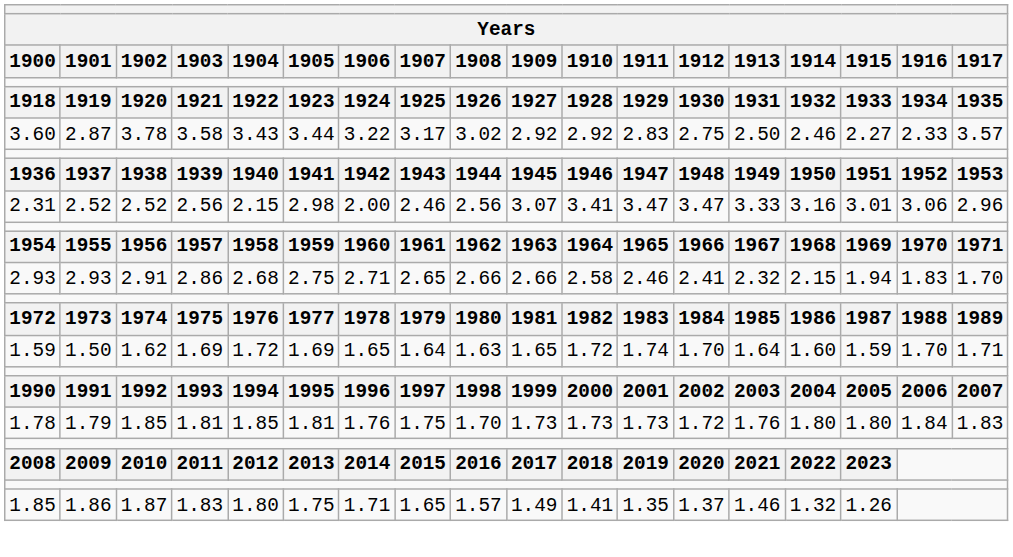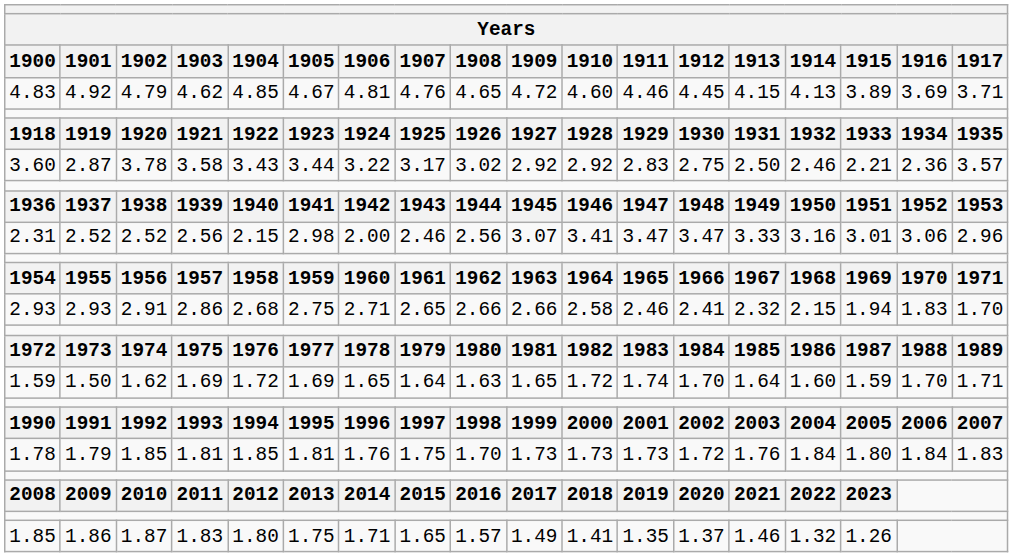+ row: (33, 93)
(869, 134) 2.27 -> (869, 165) 2.21
(924, 134) 2.33 -> (924, 165) 2.36
(813, 423) 1.80 -> (813, 455) 1.84
